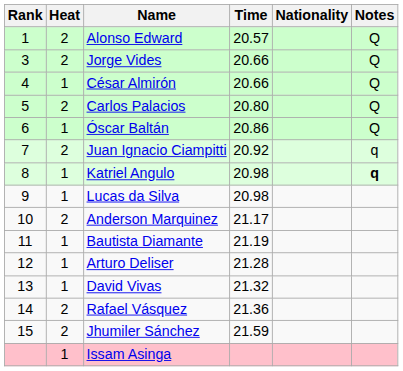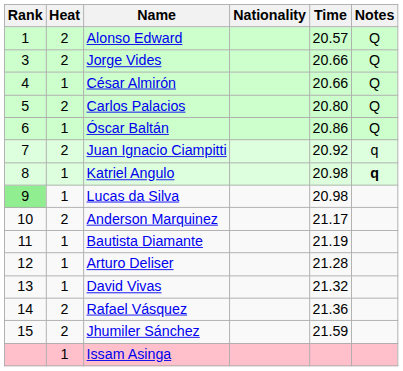columns swapped: (312, 15) <-> (251, 15)
(25, 196) no background -> (25, 196) lightgreen background
